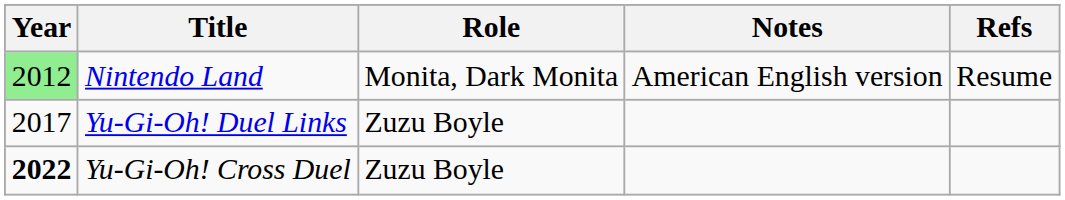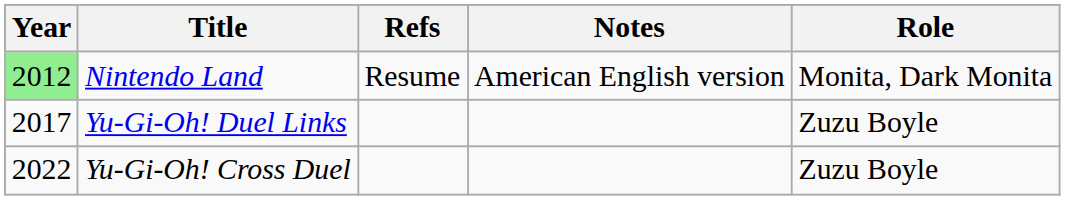columns swapped: (491, 28) <-> (1004, 28)
(42, 169) bold -> (42, 169) normal
